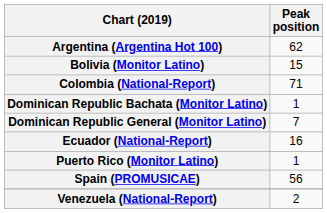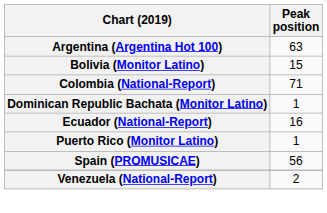(296, 46) 62 -> (296, 46) 63
- row: (137, 122)
